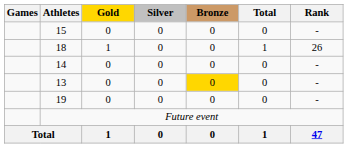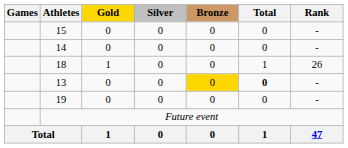rows swapped: (61, 65) <-> (61, 48)
(265, 82) normal -> (265, 82) bold
